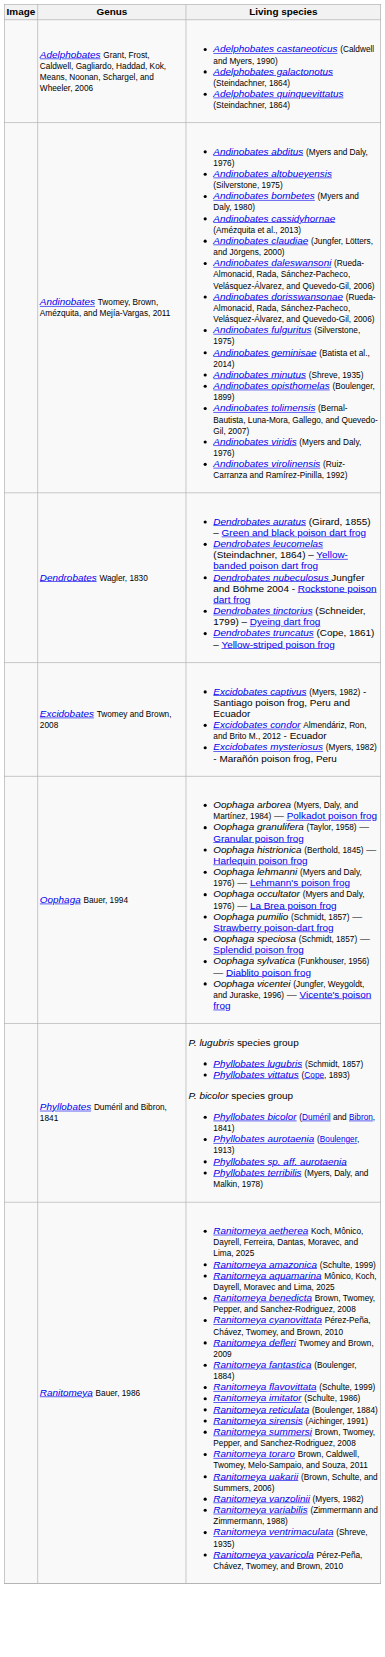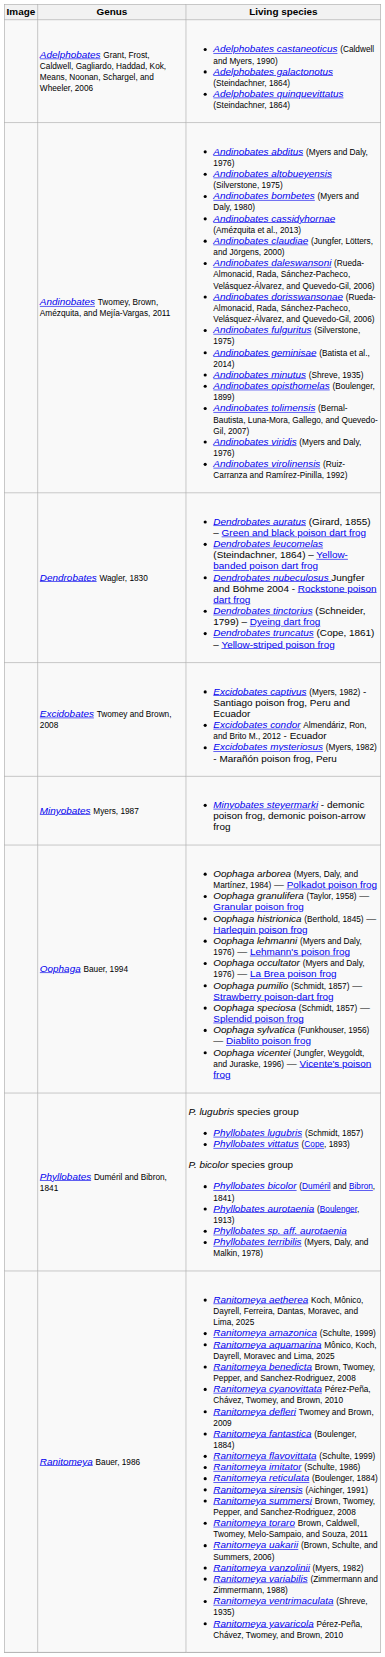+ row: (89, 810)
